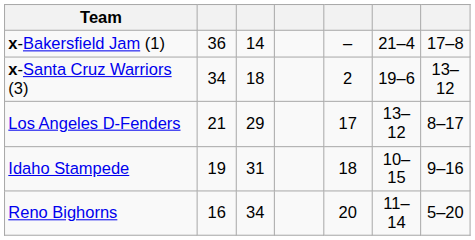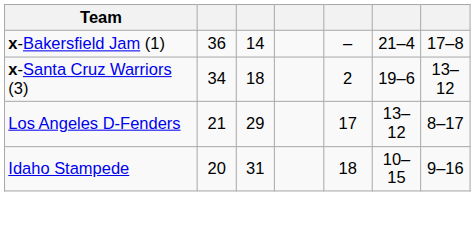(217, 168) 19 -> (217, 168) 20
- row: (63, 213)
